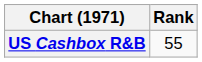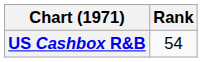(173, 43) 55 -> (173, 43) 54
